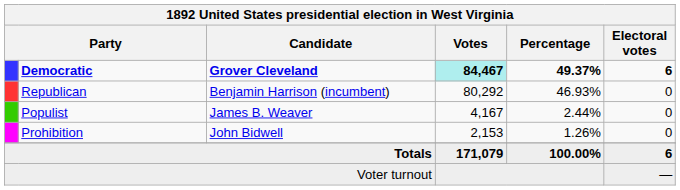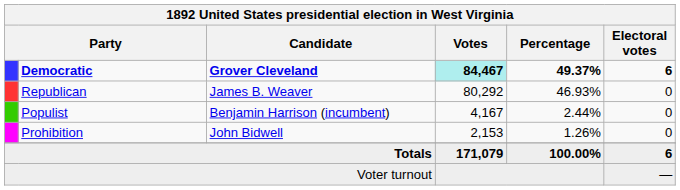(300, 92) Benjamin Harrison (incumbent) -> (261, 92) James B. Weaver
(261, 112) James B. Weaver -> (300, 112) Benjamin Harrison (incumbent)
